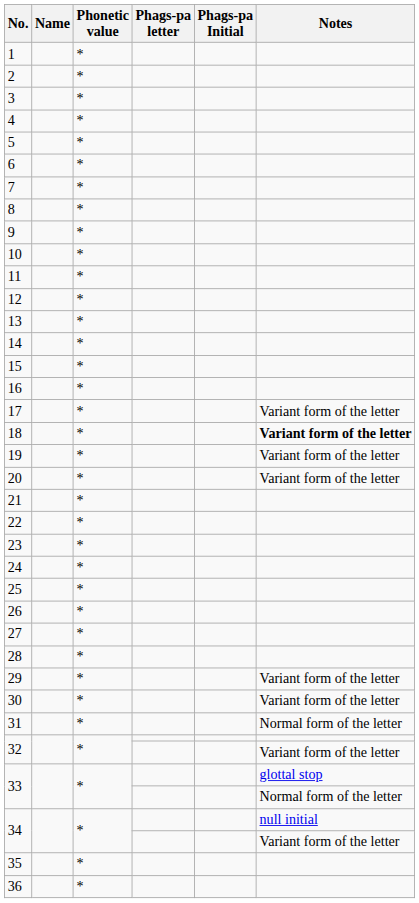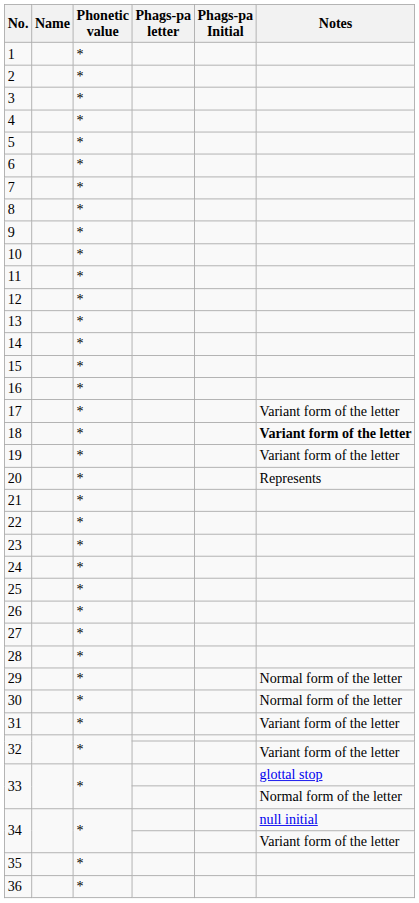(330, 478) Variant form of the letter -> (290, 478) Represents
(330, 679) Variant form of the letter -> (331, 679) Normal form of the letter
(330, 701) Variant form of the letter -> (331, 701) Normal form of the letter
(331, 723) Normal form of the letter -> (330, 723) Variant form of the letter
